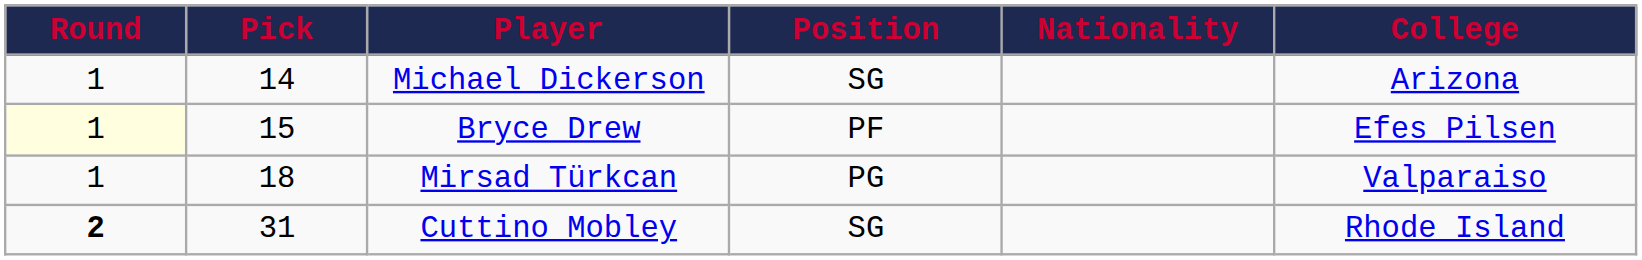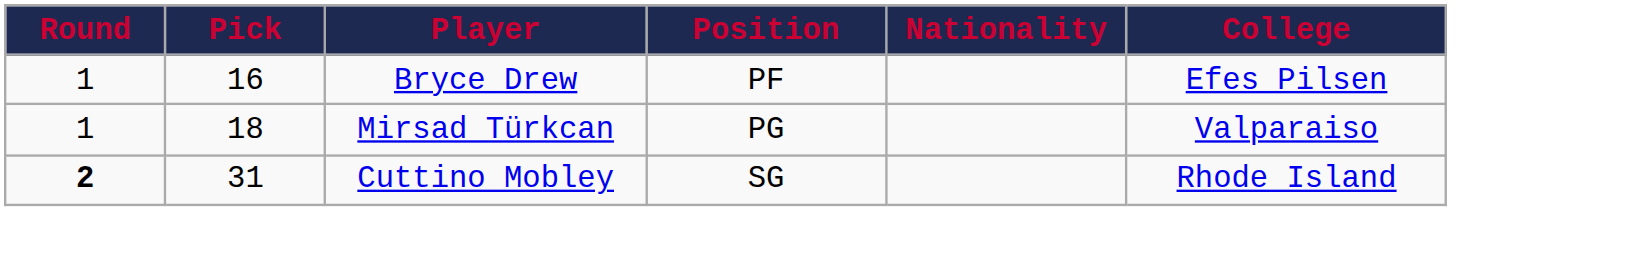- row: (549, 80)
(96, 130) lightyellow background -> (85, 80) no background
(277, 130) 15 -> (245, 80) 16
